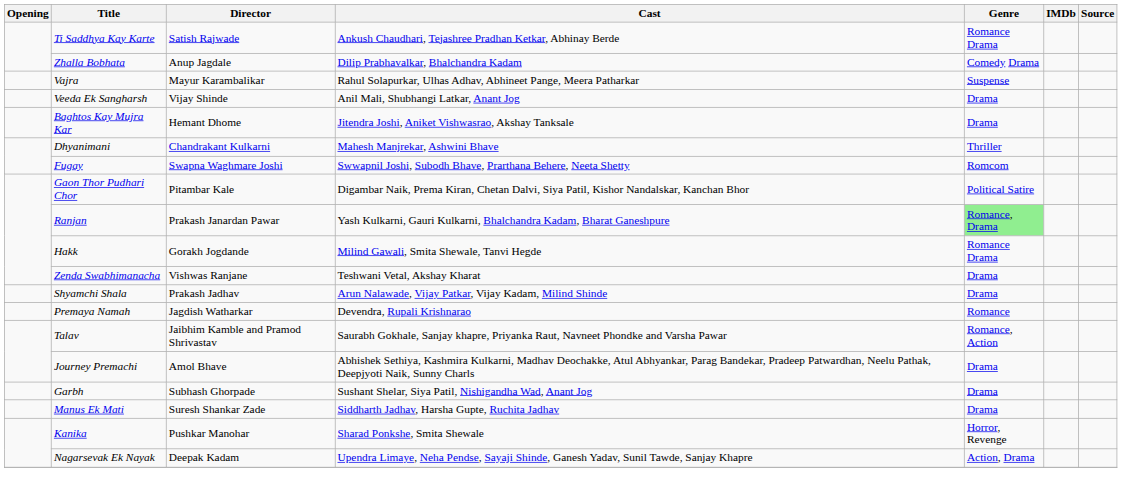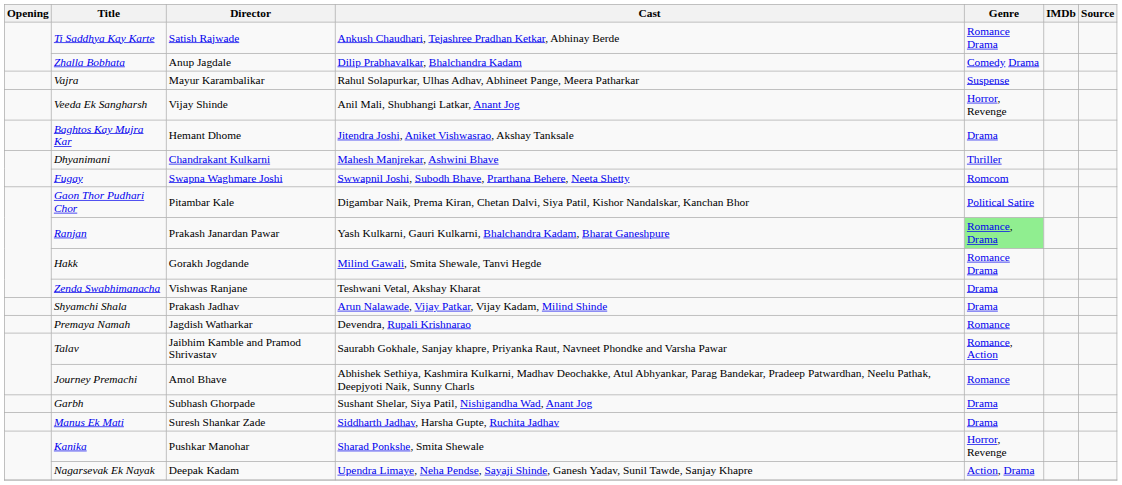(982, 98) Drama -> (987, 104) Horror, Revenge
(982, 366) Drama -> (988, 379) Romance
